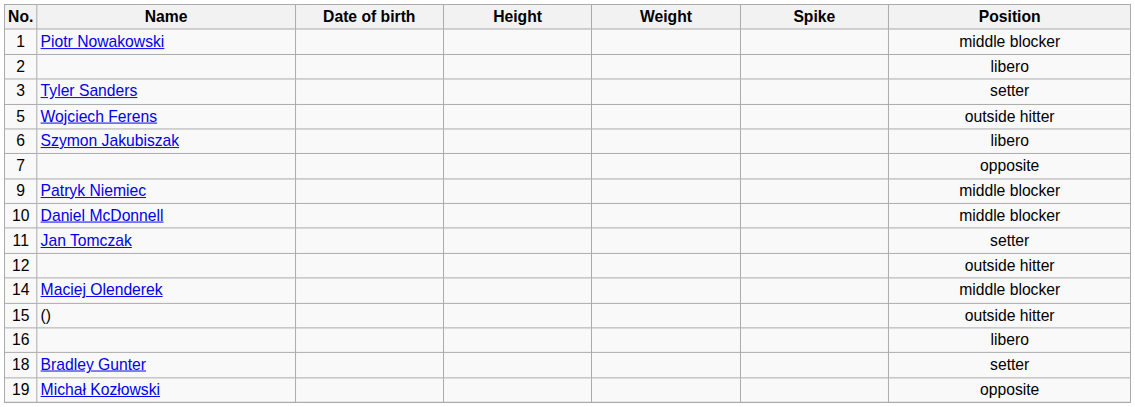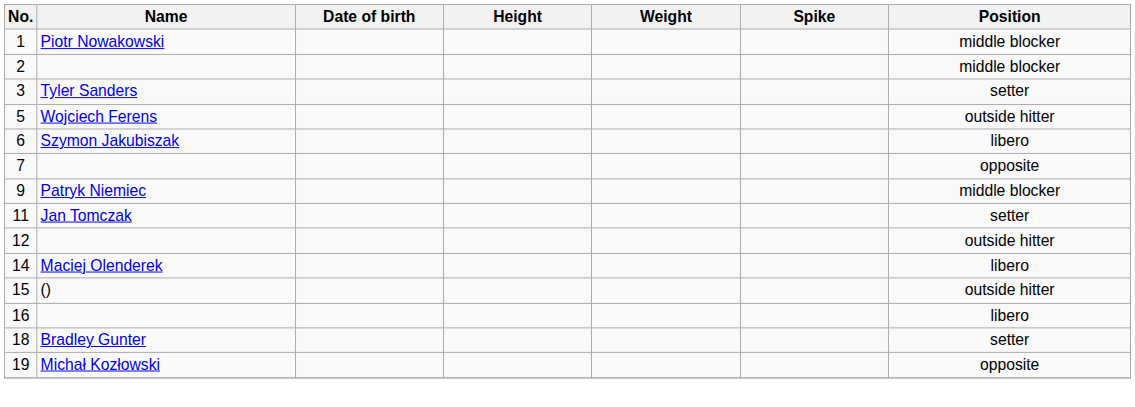(1010, 66) libero -> (1010, 66) middle blocker
- row: (21, 215)
(1010, 290) middle blocker -> (1010, 265) libero
